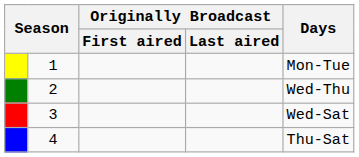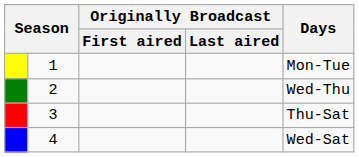(318, 115) Wed-Sat -> (318, 115) Thu-Sat
(318, 140) Thu-Sat -> (318, 140) Wed-Sat
